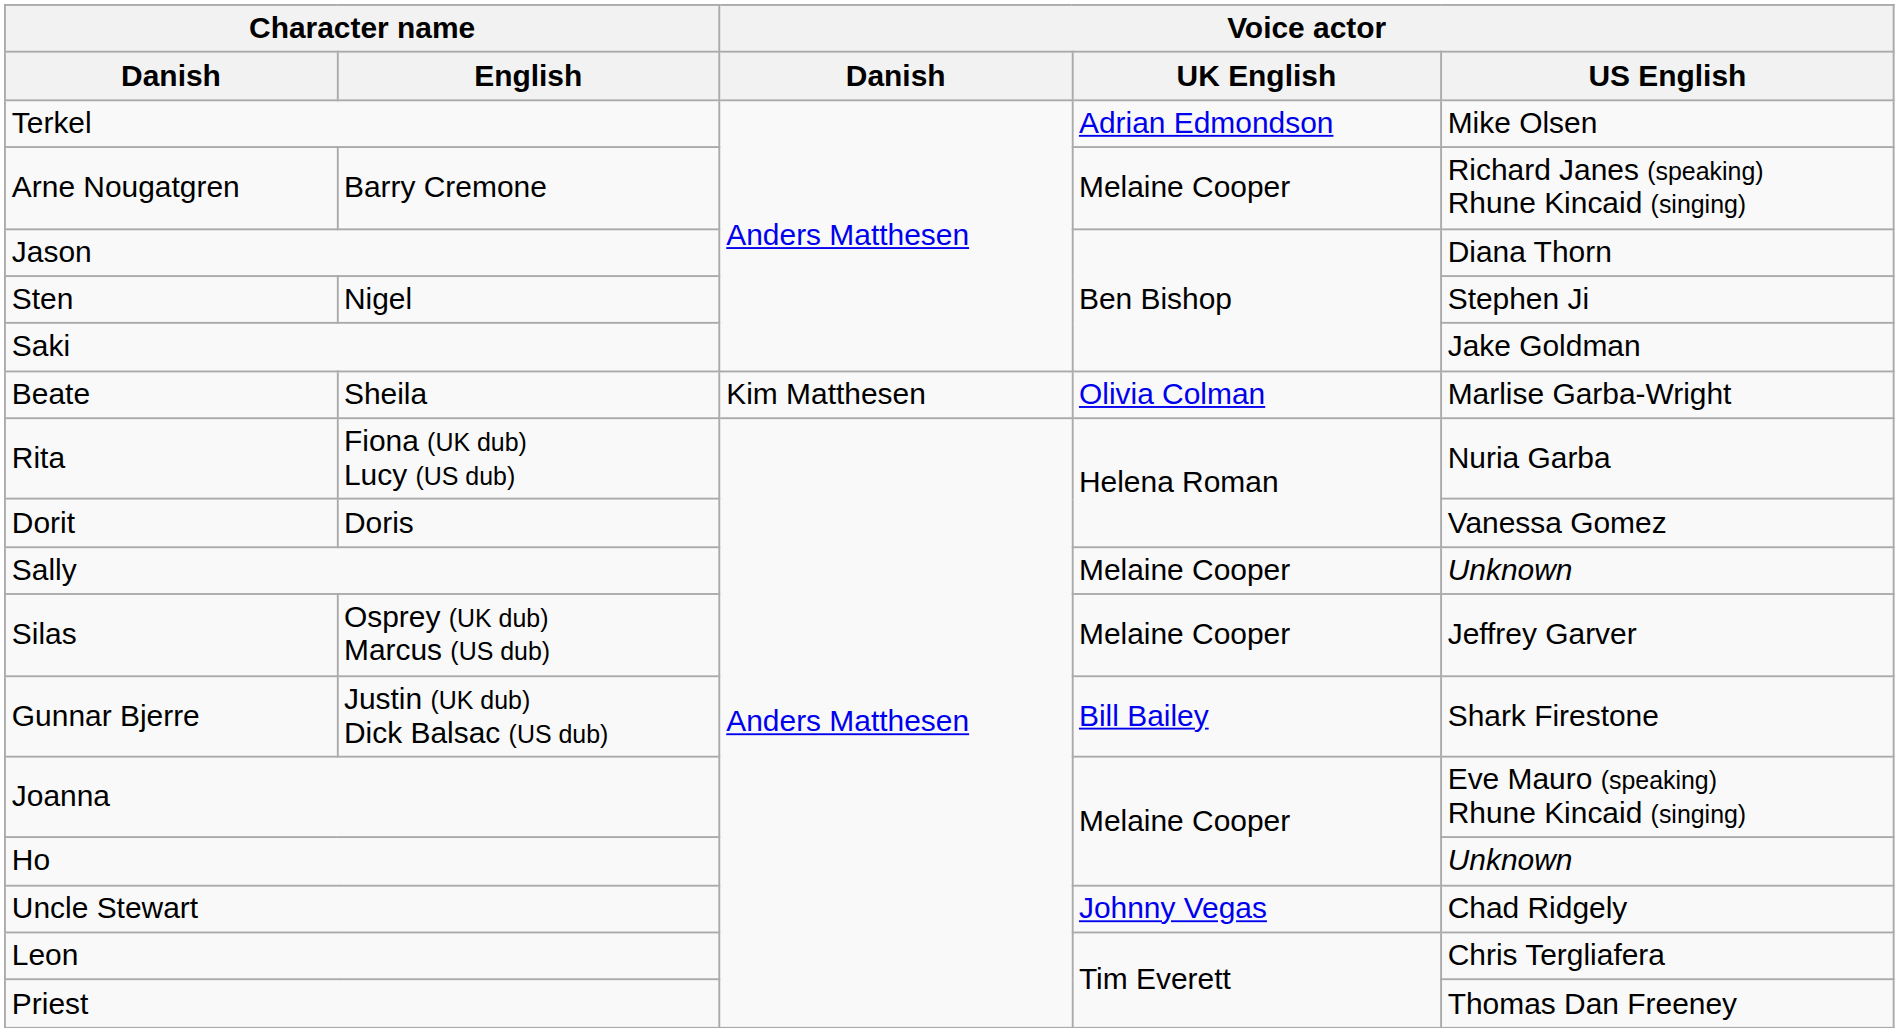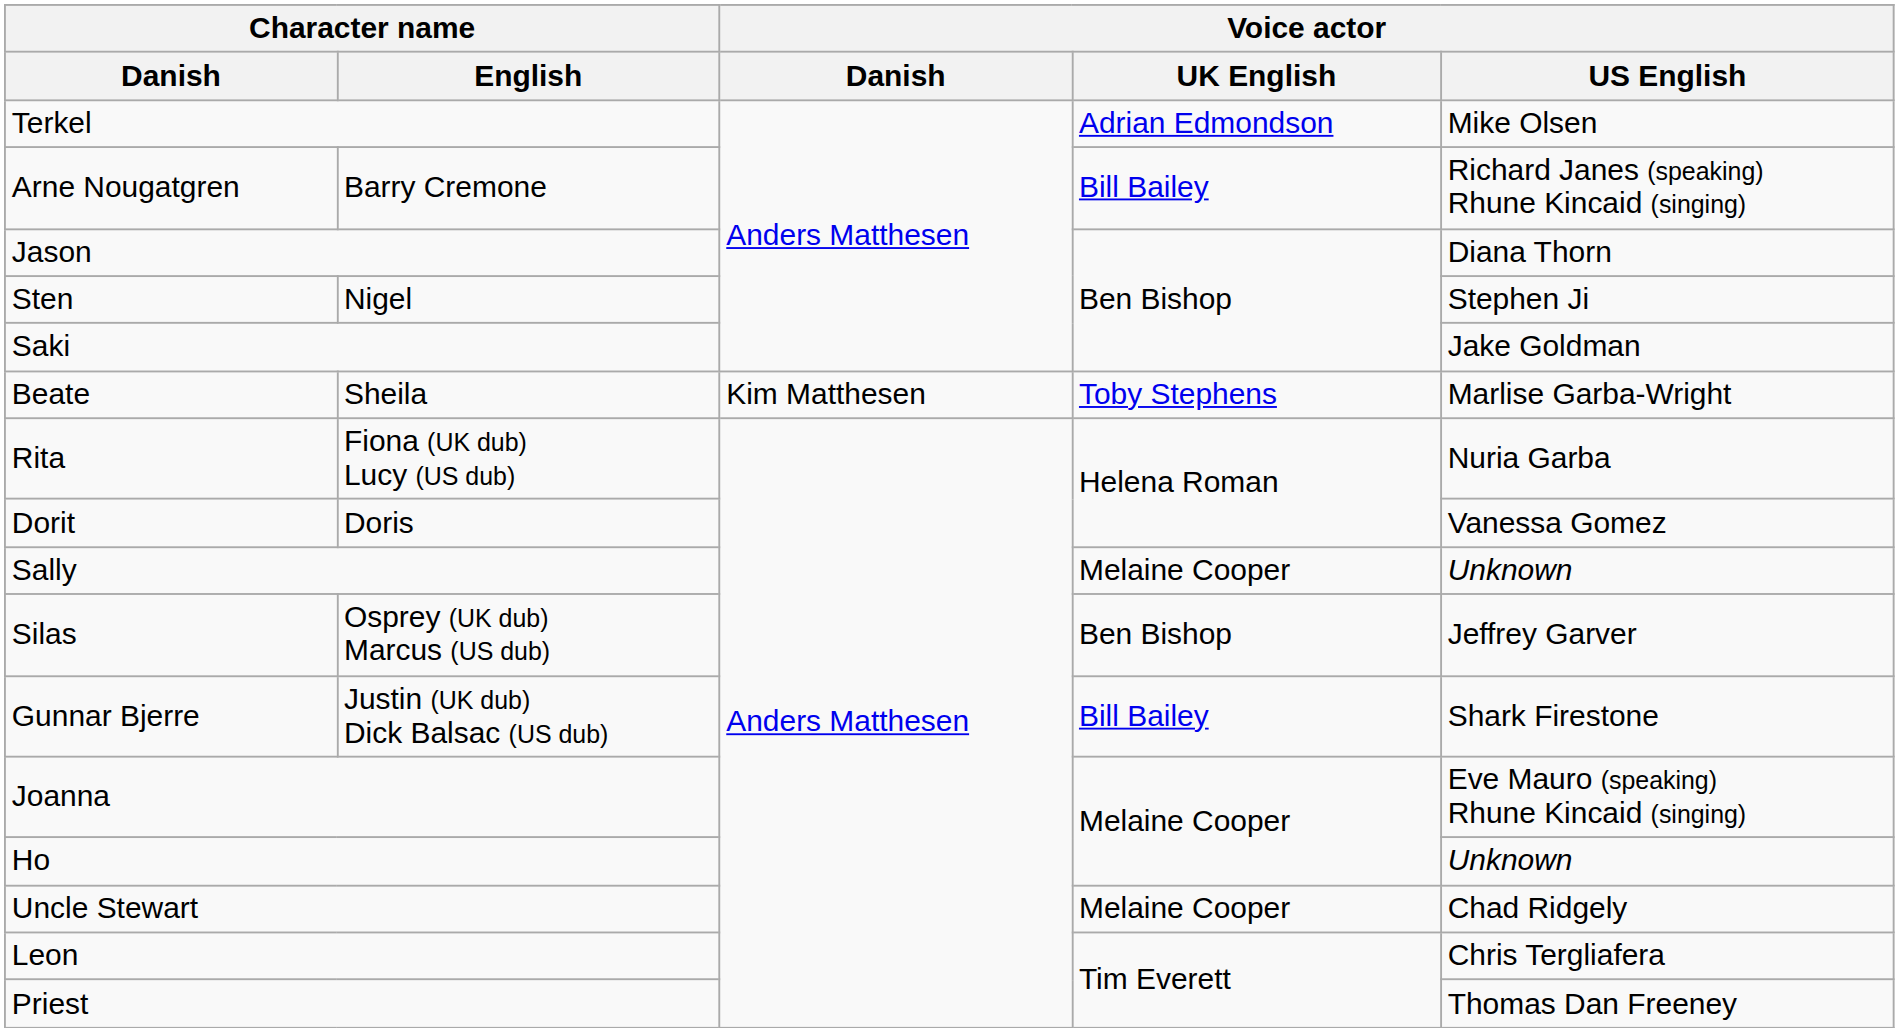(1185, 187) Melaine Cooper -> (1144, 187) Bill Bailey
(1172, 394) Olivia Colman -> (1178, 394) Toby Stephens
(1185, 634) Melaine Cooper -> (1155, 634) Ben Bishop
(1173, 908) Johnny Vegas -> (1185, 908) Melaine Cooper
